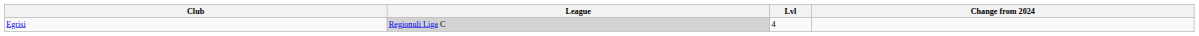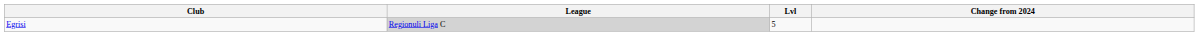(773, 24) 4 -> (773, 24) 5
